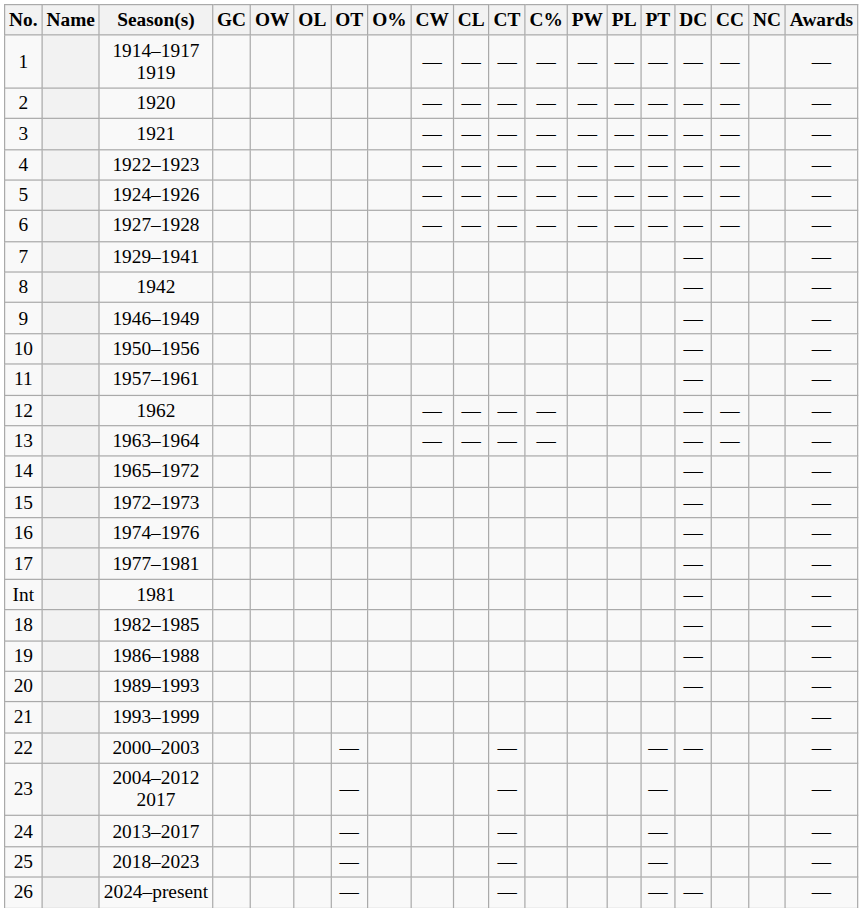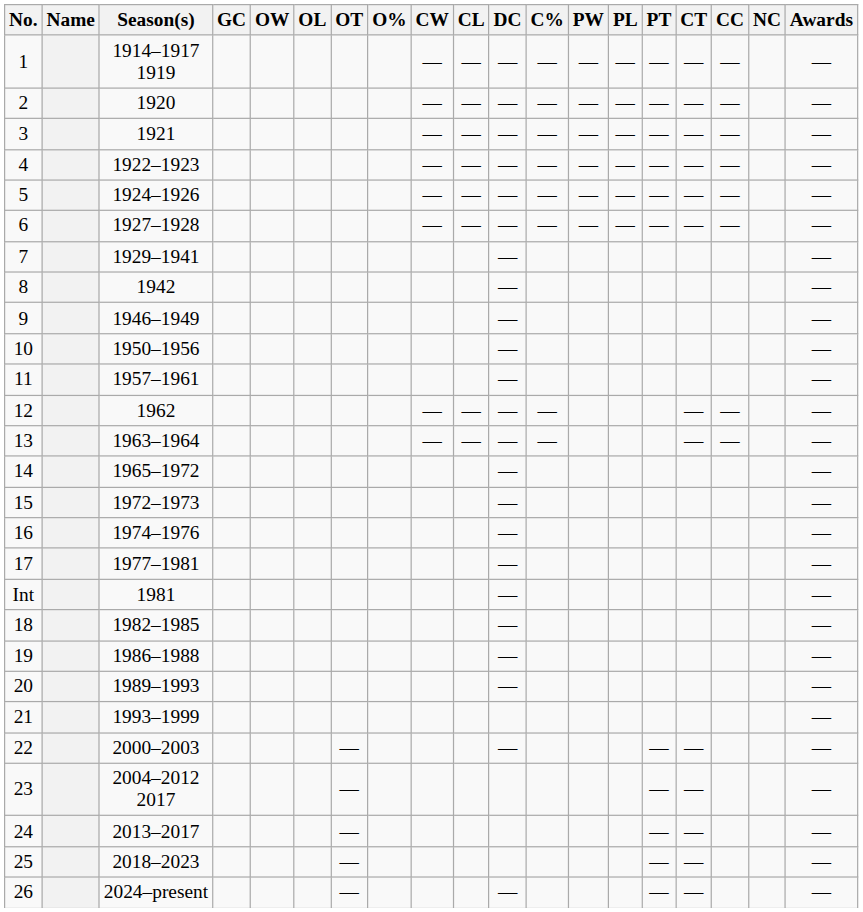columns swapped: (507, 19) <-> (693, 19)
